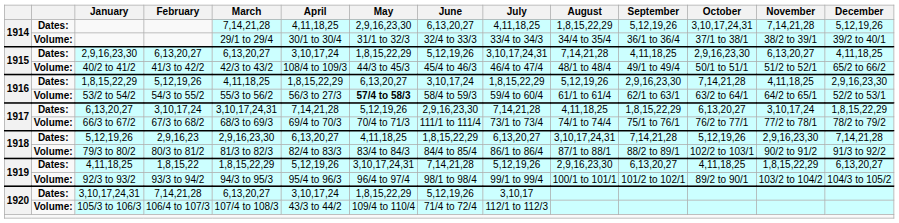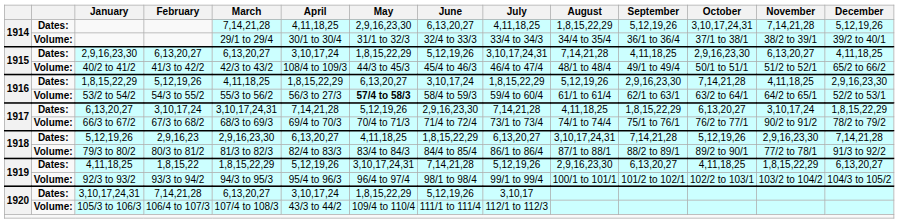(450, 123) 111/1 to 111/4 -> (450, 123) 71/4 to 72/4
(791, 123) 77/2 to 78/1 -> (791, 123) 90/2 to 91/2
(722, 151) 102/2 to 103/1 -> (722, 151) 89/2 to 90/1
(791, 151) 90/2 to 91/2 -> (791, 151) 77/2 to 78/1
(722, 179) 89/2 to 90/1 -> (722, 179) 102/2 to 103/1
(450, 207) 71/4 to 72/4 -> (450, 207) 111/1 to 111/4
